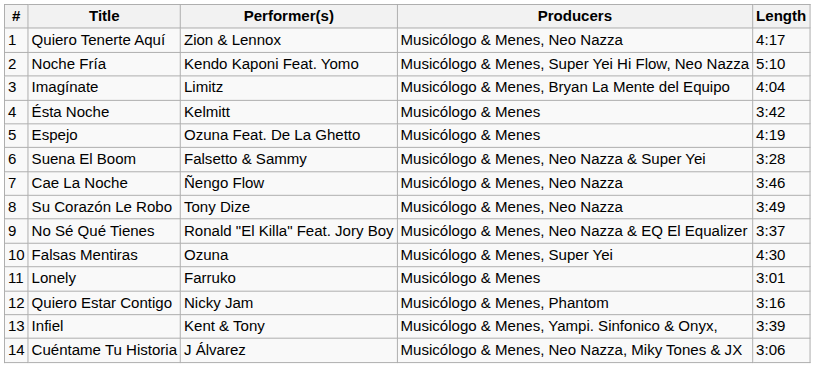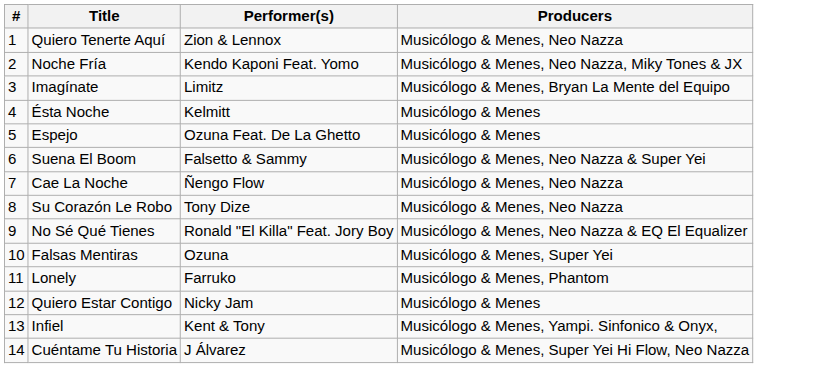- column: (781, 16)
(575, 64) Musicólogo & Menes, Super Yei Hi Flow, Neo Nazza -> (571, 64) Musicólogo & Menes, Neo Nazza, Miky Tones & JX
(470, 278) Musicólogo & Menes -> (505, 278) Musicólogo & Menes, Phantom
(505, 302) Musicólogo & Menes, Phantom -> (470, 302) Musicólogo & Menes
(571, 350) Musicólogo & Menes, Neo Nazza, Miky Tones & JX -> (575, 350) Musicólogo & Menes, Super Yei Hi Flow, Neo Nazza
